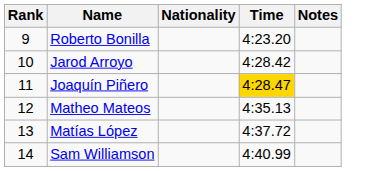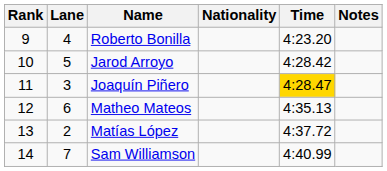+ column: (67, 16)
